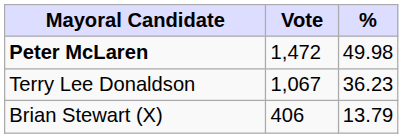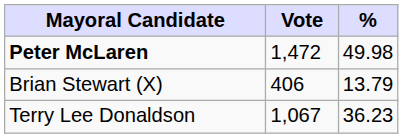rows swapped: (102, 84) <-> (86, 116)
